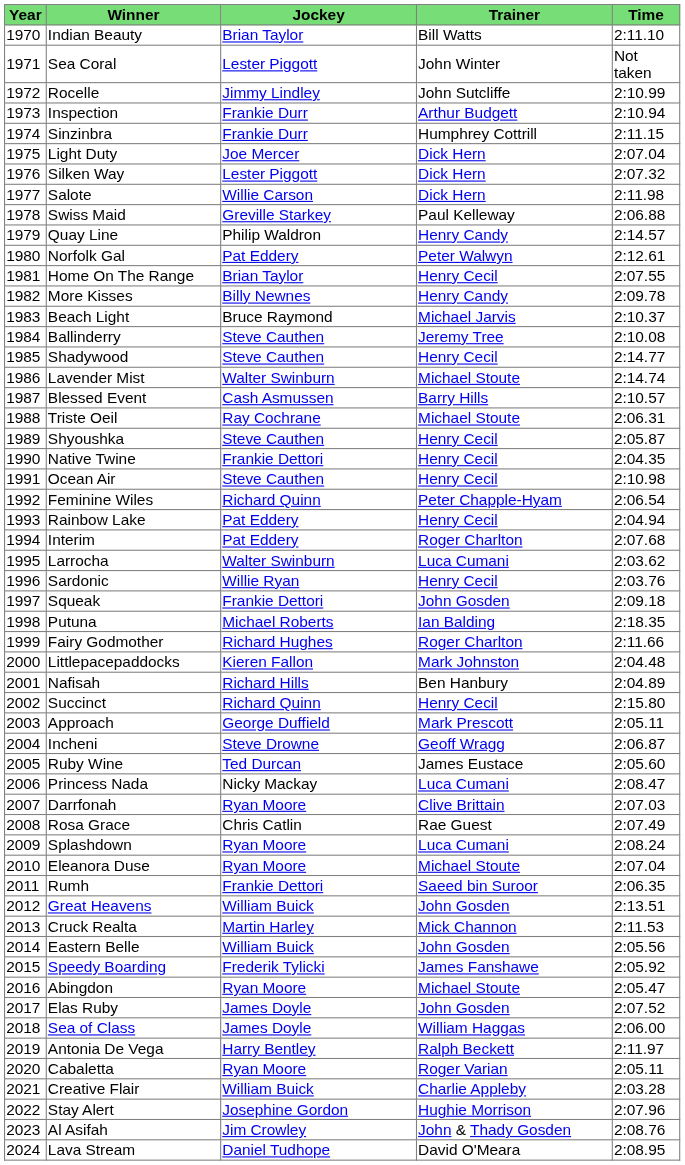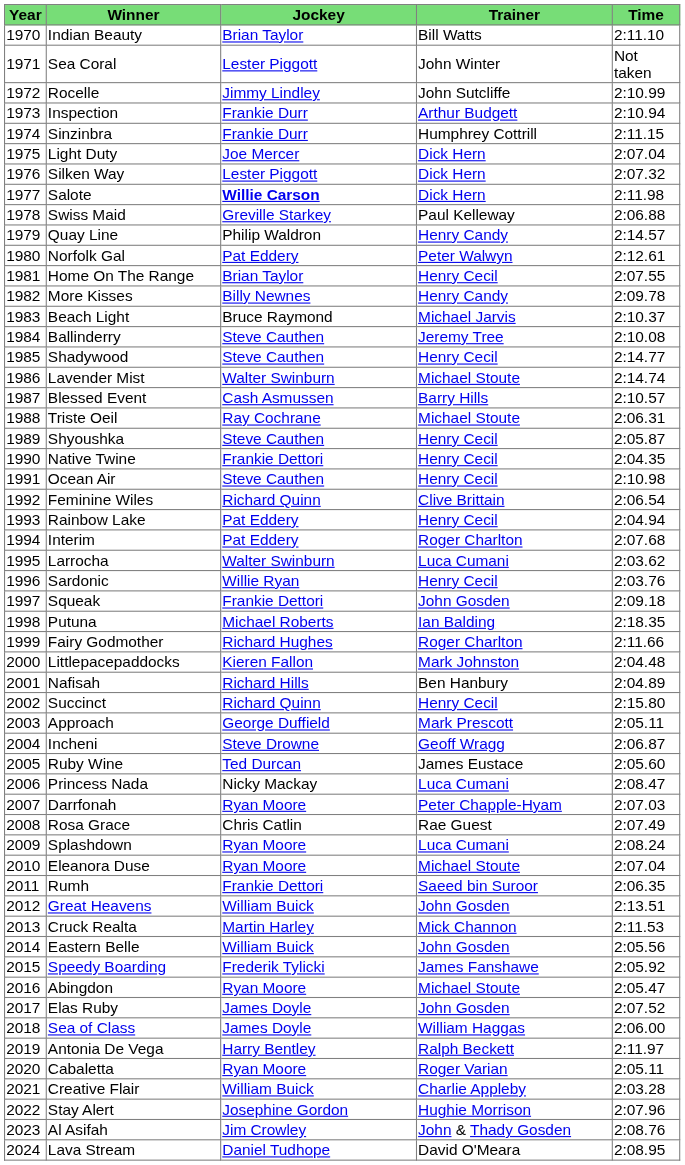(268, 194) normal -> (271, 194) bold
(490, 499) Peter Chapple-Hyam -> (461, 499) Clive Brittain
(461, 804) Clive Brittain -> (490, 804) Peter Chapple-Hyam
